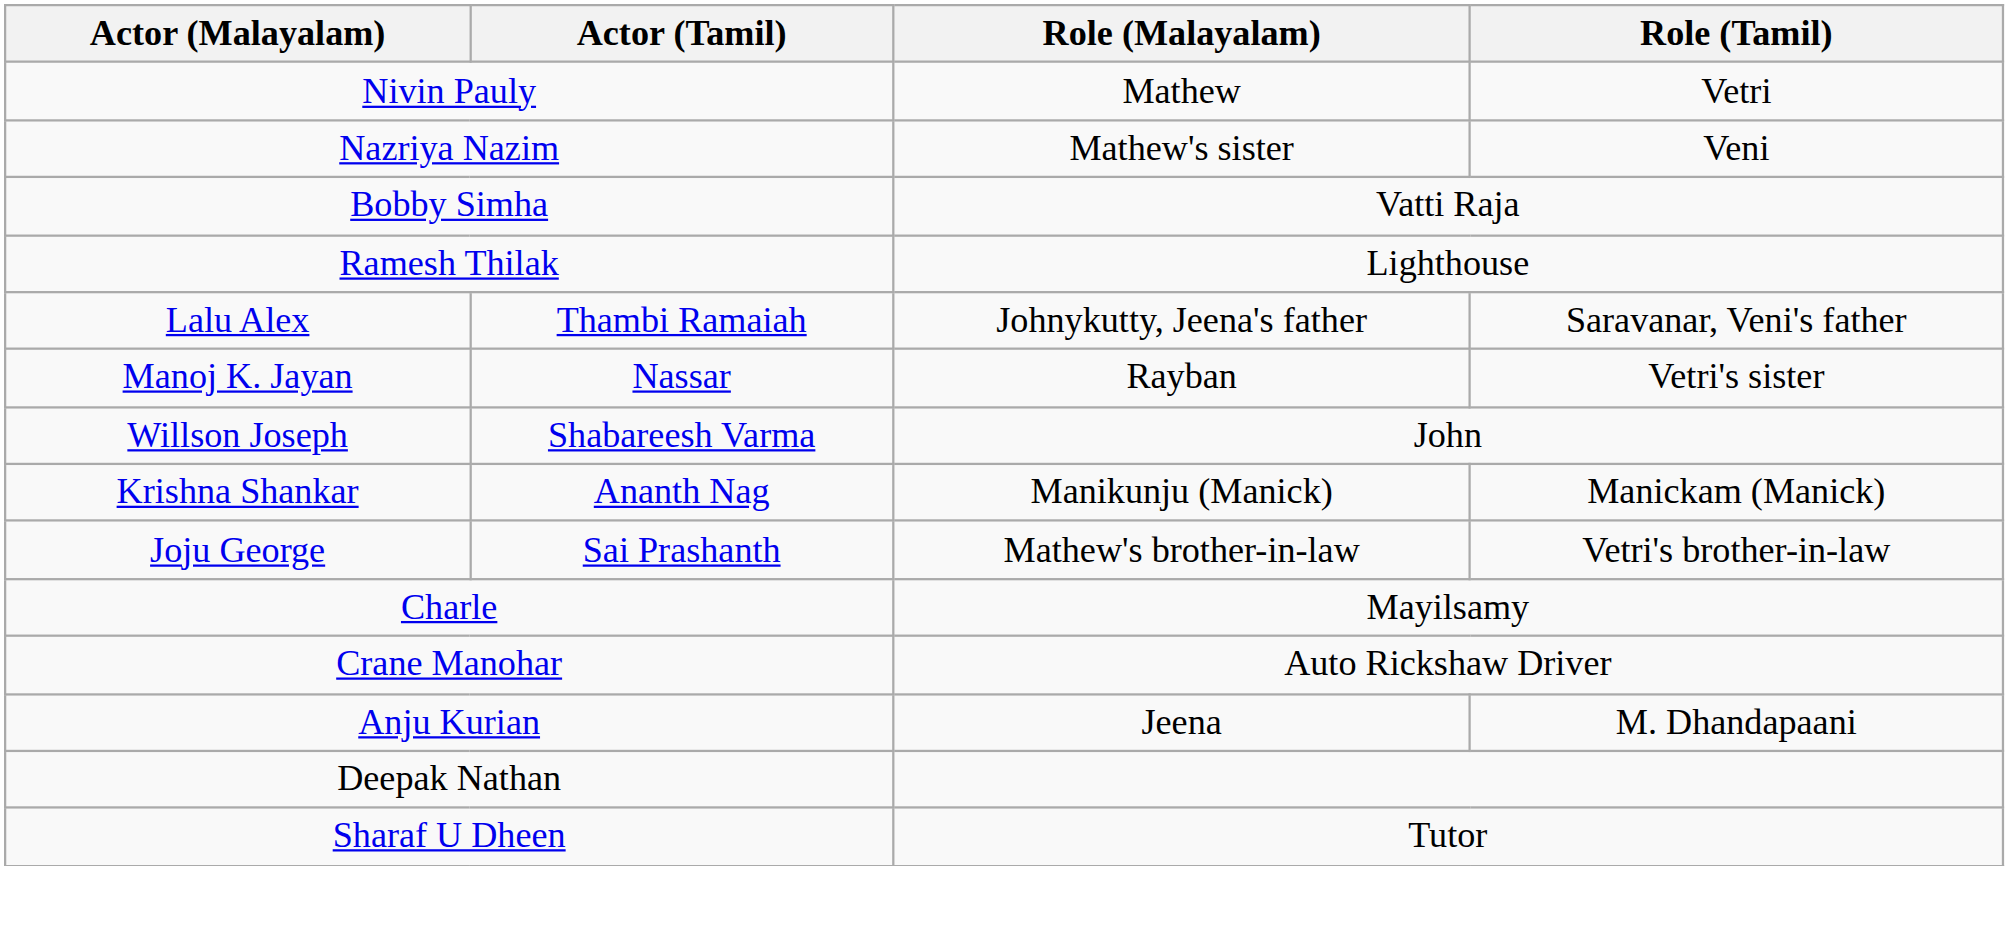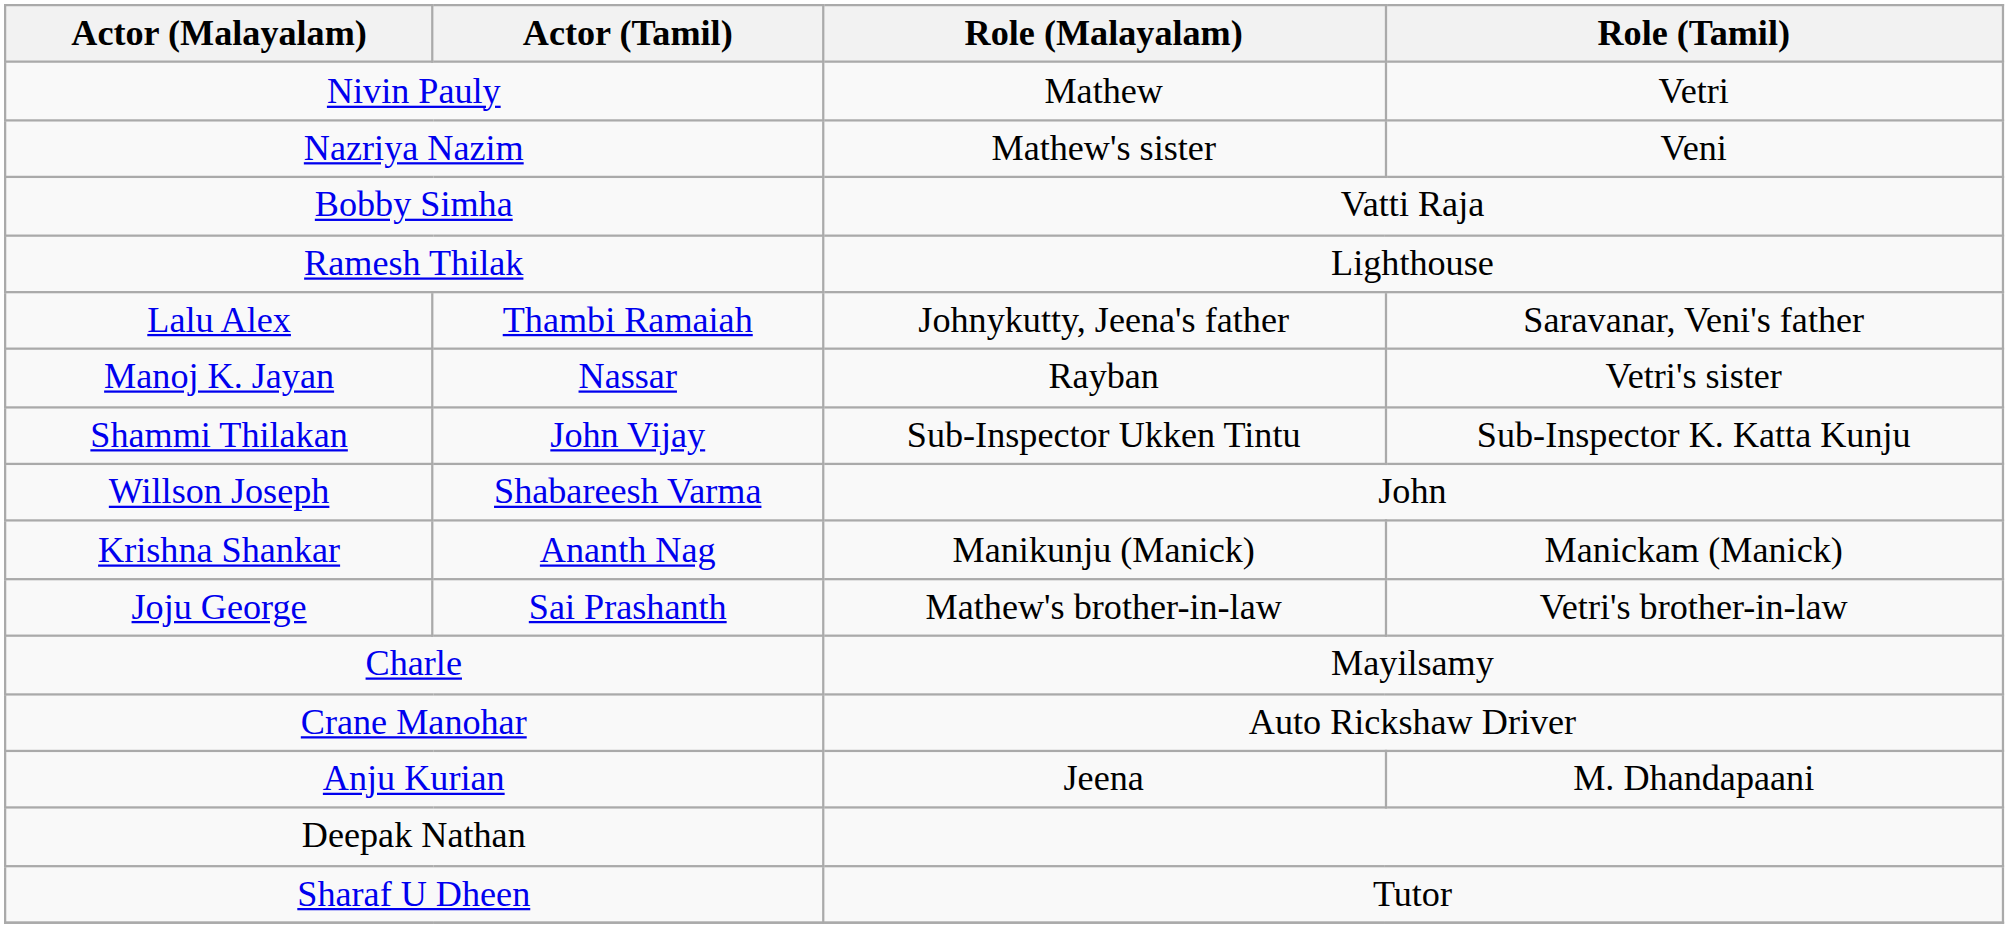+ row: (219, 434)
